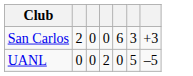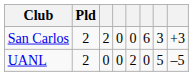+ column: (86, 15)
